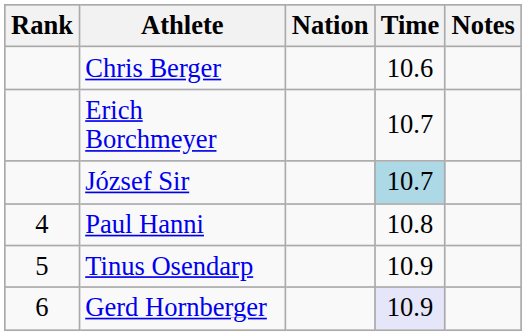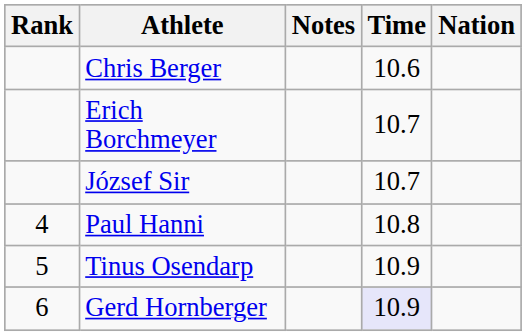columns swapped: (330, 25) <-> (483, 25)
(410, 181) lightblue background -> (397, 181) no background
